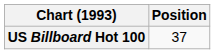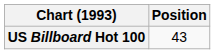(179, 37) 37 -> (179, 37) 43
